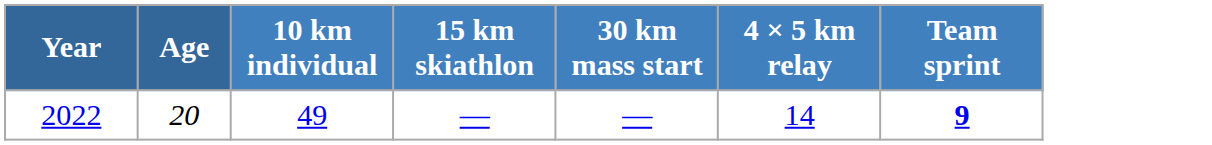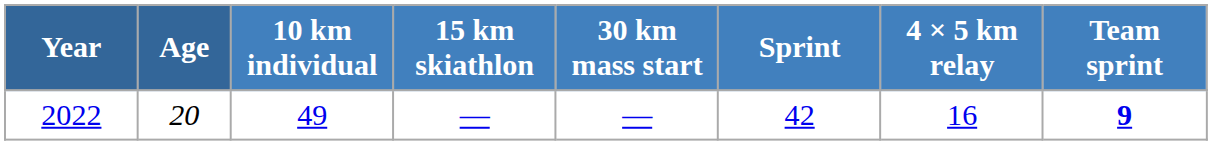+ column: (800, 47)
(800, 114) 14 -> (962, 114) 16
